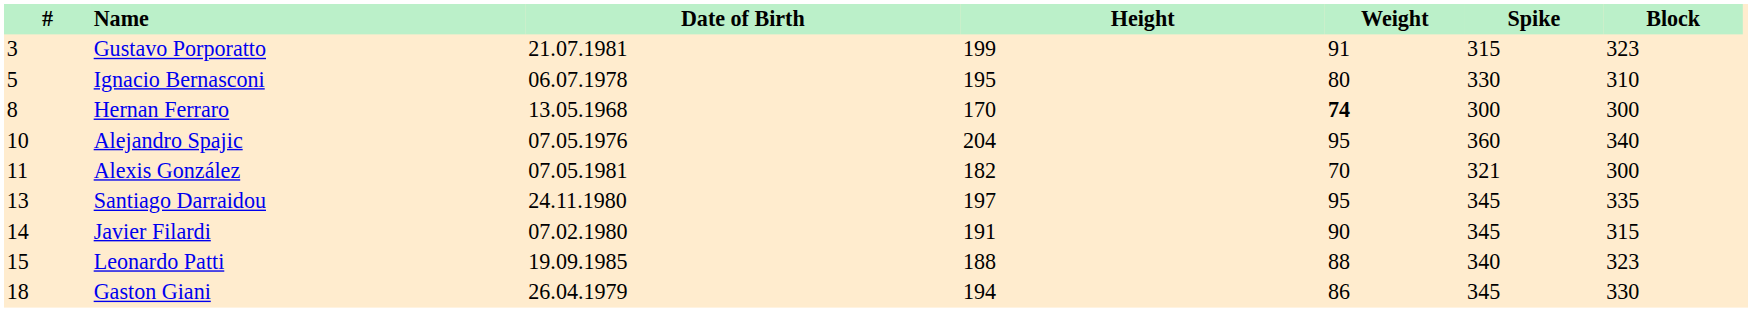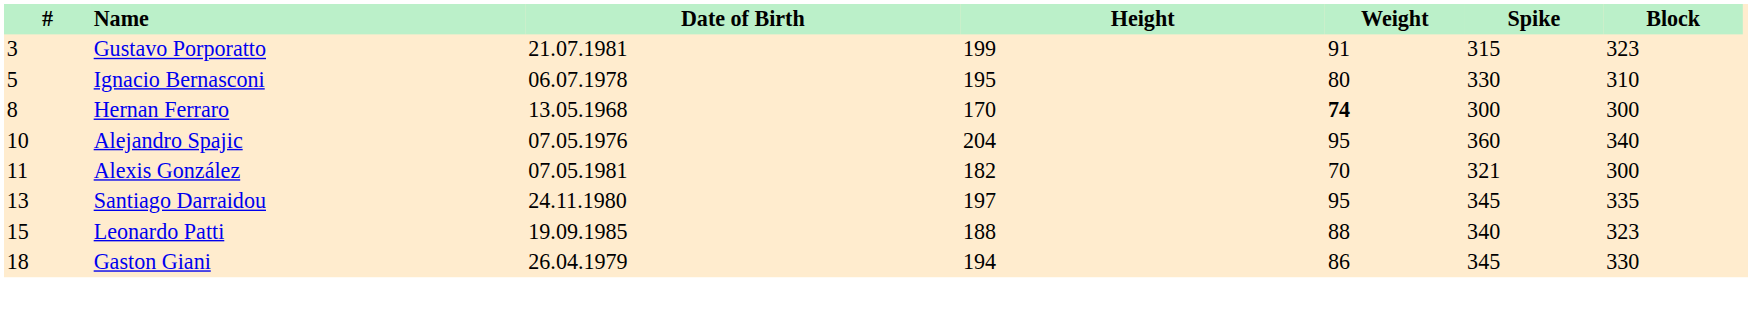- row: (152, 231)
